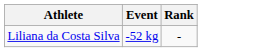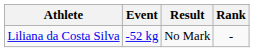+ column: (187, 15)
